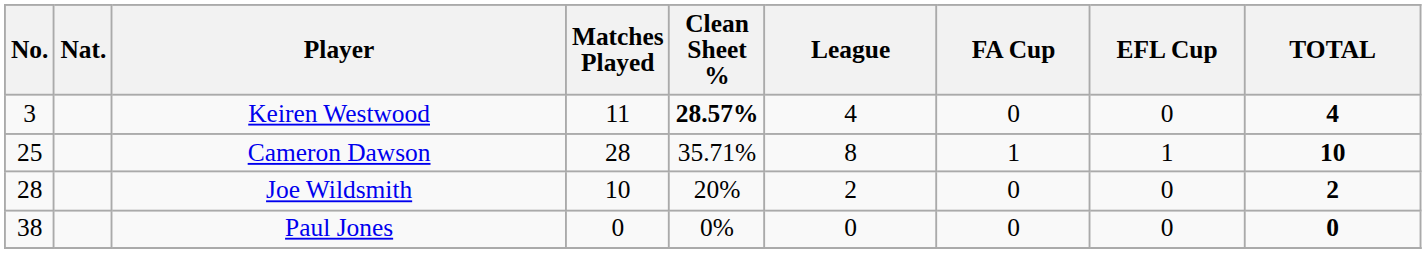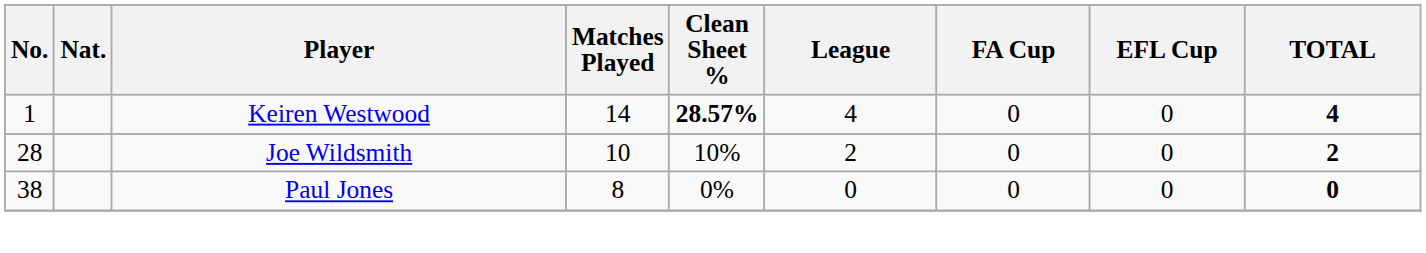(30, 113) 3 -> (30, 113) 1
(618, 113) 11 -> (618, 113) 14
- row: (339, 151)
(717, 190) 20% -> (717, 151) 10%
(618, 228) 0 -> (618, 190) 8
